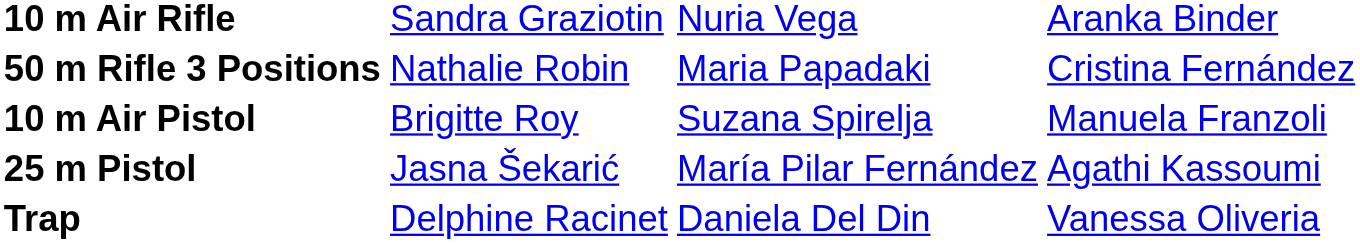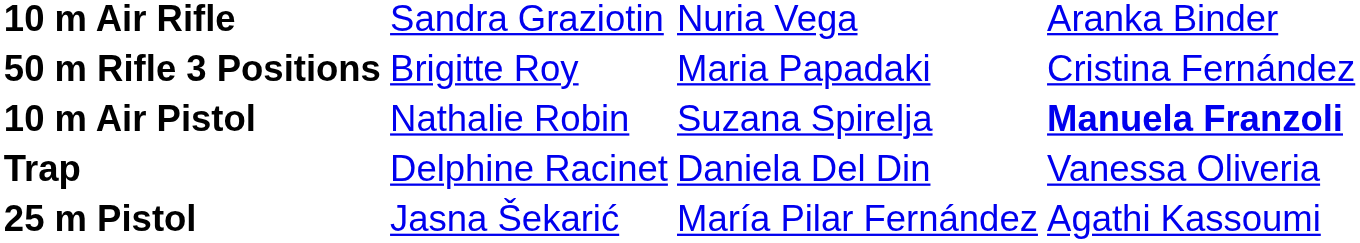(510, 68) Nathalie Robin -> (484, 68) Brigitte Roy
(484, 119) Brigitte Roy -> (510, 119) Nathalie Robin
(1187, 119) normal -> (1195, 119) bold
rows swapped: (100, 169) <-> (42, 219)
